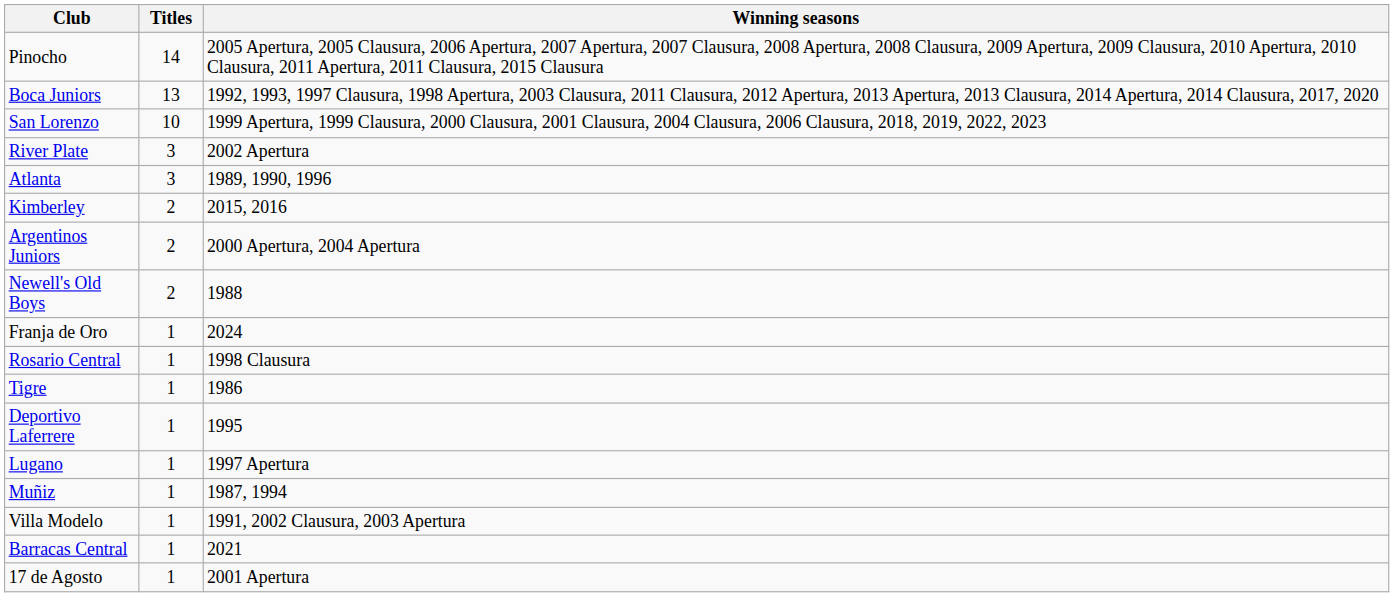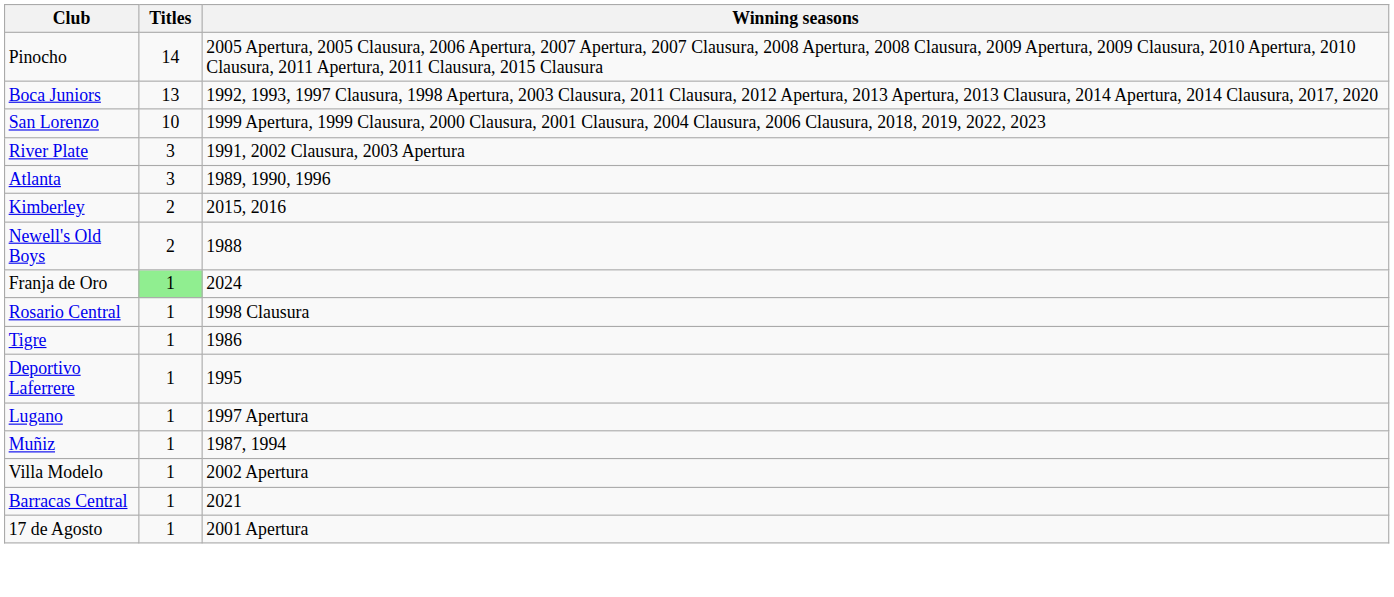(258, 151) 2002 Apertura -> (336, 151) 1991, 2002 Clausura, 2003 Apertura
- row: (48, 245)
(171, 332) no background -> (170, 283) lightgreen background
(336, 520) 1991, 2002 Clausura, 2003 Apertura -> (257, 472) 2002 Apertura
